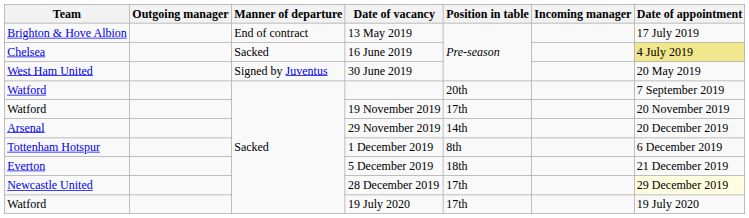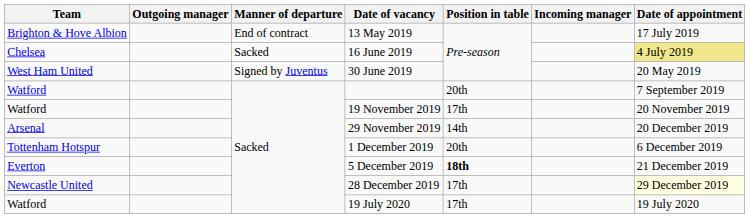(454, 147) 8th -> (457, 147) 20th
(457, 166) normal -> (457, 166) bold
